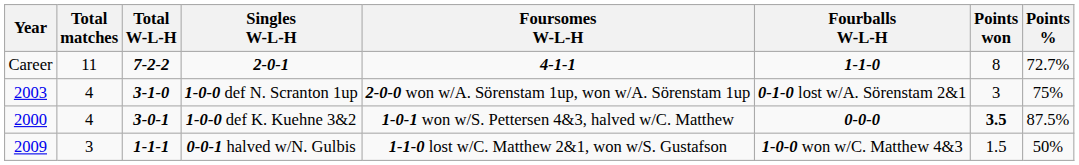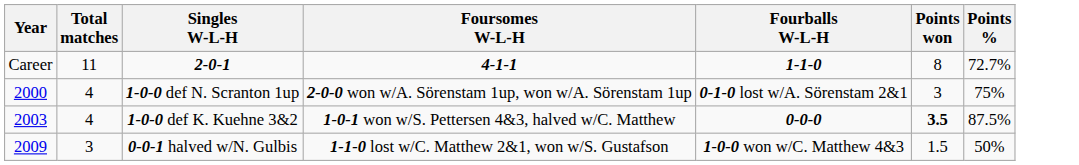- column: (151, 28)
(30, 92) 2003 -> (30, 92) 2000
(30, 119) 2000 -> (30, 119) 2003
